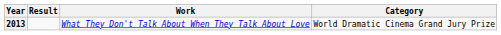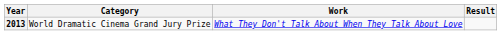columns swapped: (404, 11) <-> (43, 11)
